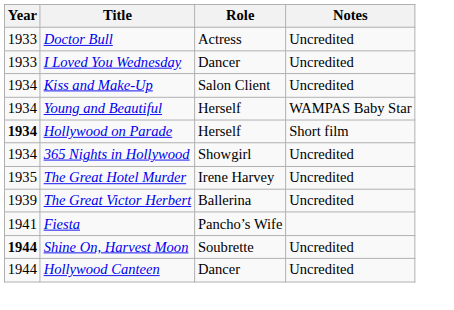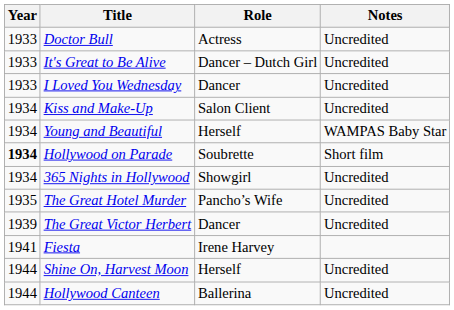+ row: (105, 62)
(219, 131) Herself -> (226, 154) Soubrette
(236, 177) Irene Harvey -> (240, 200) Pancho’s Wife
(225, 200) Ballerina -> (219, 223) Dancer
(240, 223) Pancho’s Wife -> (236, 246) Irene Harvey
(22, 246) bold -> (22, 270) normal
(226, 246) Soubrette -> (219, 270) Herself
(219, 270) Dancer -> (225, 293) Ballerina
